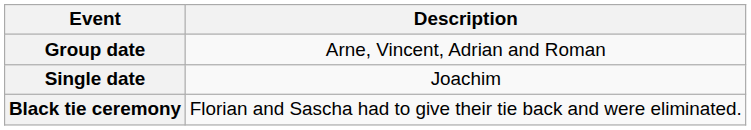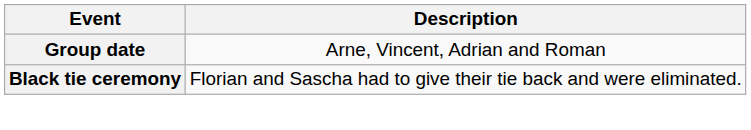- row: (95, 79)
